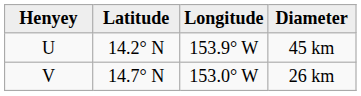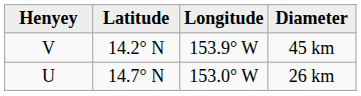(48, 47) U -> (48, 47) V
(48, 76) V -> (48, 76) U
